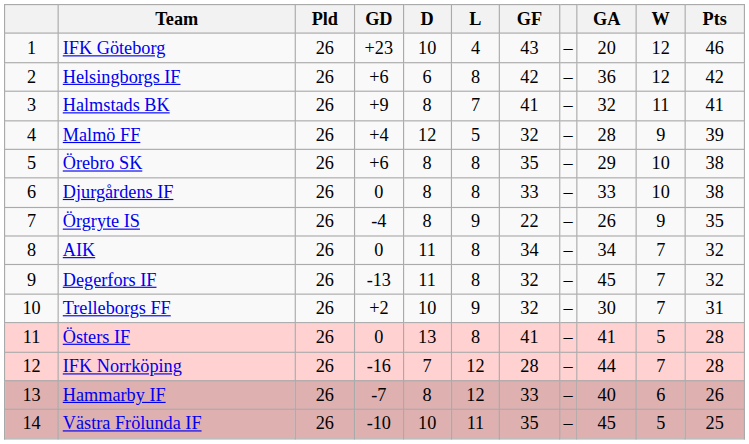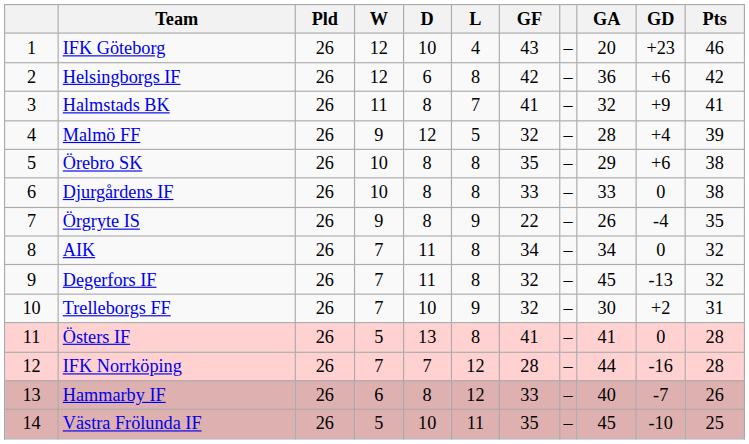columns swapped: (661, 18) <-> (379, 18)
